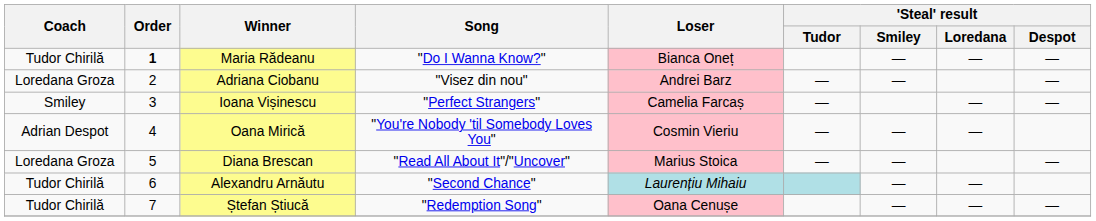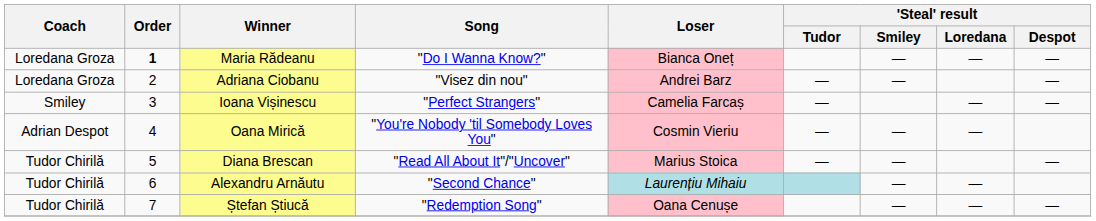(65, 59) Tudor Chirilă -> (65, 59) Loredana Groza
(65, 161) Loredana Groza -> (65, 161) Tudor Chirilă
